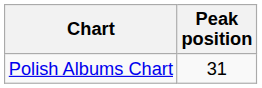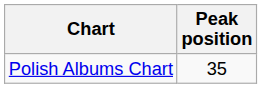(217, 68) 31 -> (217, 68) 35
